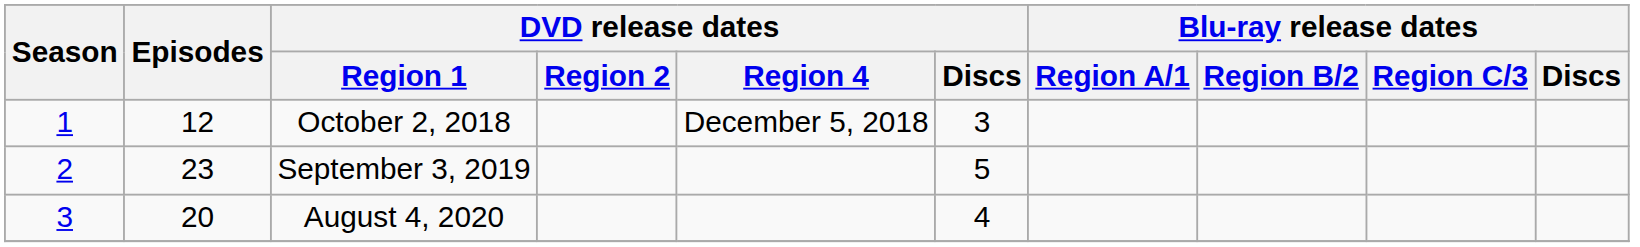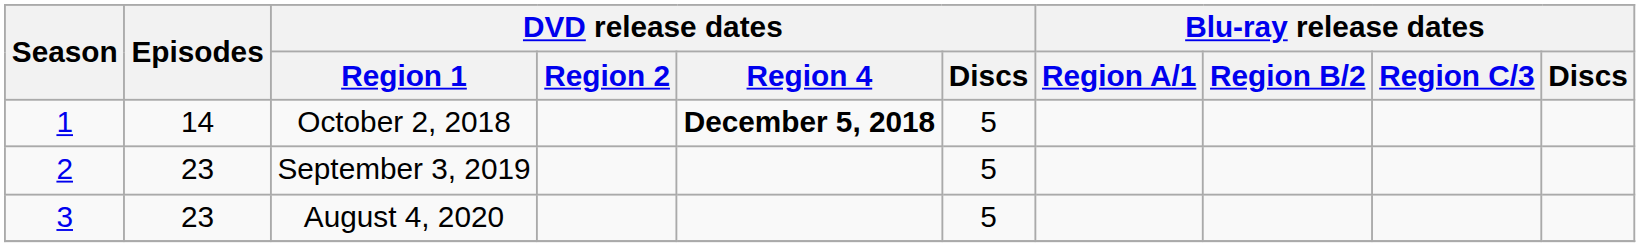(198, 122) 12 -> (198, 122) 14
(806, 122) normal -> (809, 122) bold
(982, 122) 3 -> (989, 122) 5
(198, 216) 20 -> (198, 216) 23
(982, 216) 4 -> (989, 216) 5
